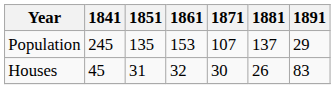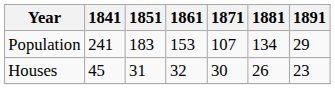(101, 44) 245 -> (101, 44) 241
(142, 44) 135 -> (142, 44) 183
(264, 44) 137 -> (264, 44) 134
(301, 70) 83 -> (301, 70) 23
